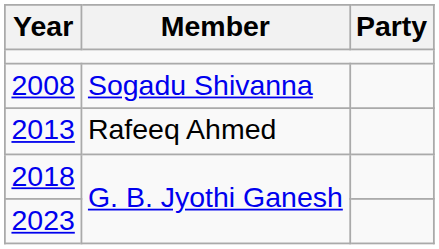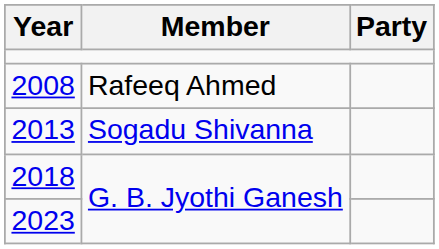(200, 85) Sogadu Shivanna -> (182, 85) Rafeeq Ahmed
(182, 130) Rafeeq Ahmed -> (200, 130) Sogadu Shivanna
